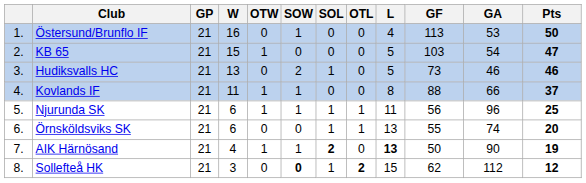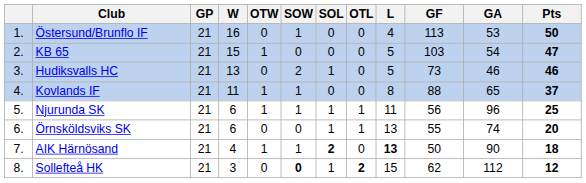(493, 91) 66 -> (493, 91) 65
(552, 149) 19 -> (552, 149) 18
